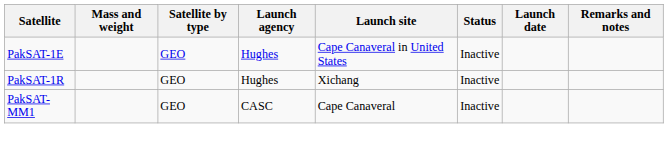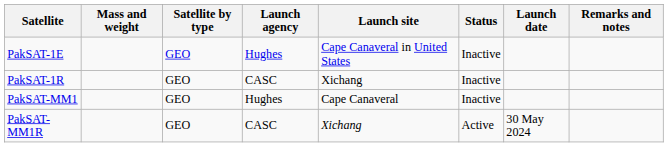(260, 80) Hughes -> (261, 80) CASC
(257, 106) CASC -> (264, 99) Hughes
+ row: (29, 125)
